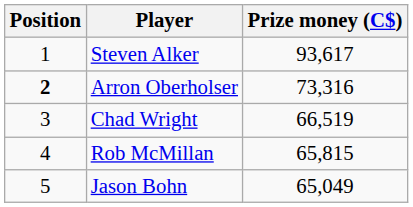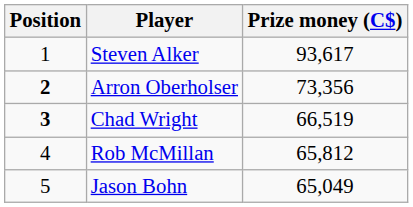(325, 86) 73,316 -> (325, 86) 73,356
(45, 119) normal -> (45, 119) bold
(325, 152) 65,815 -> (325, 152) 65,812
